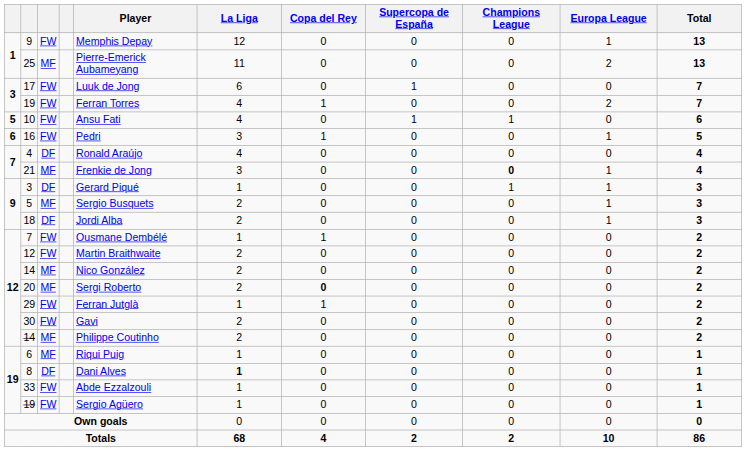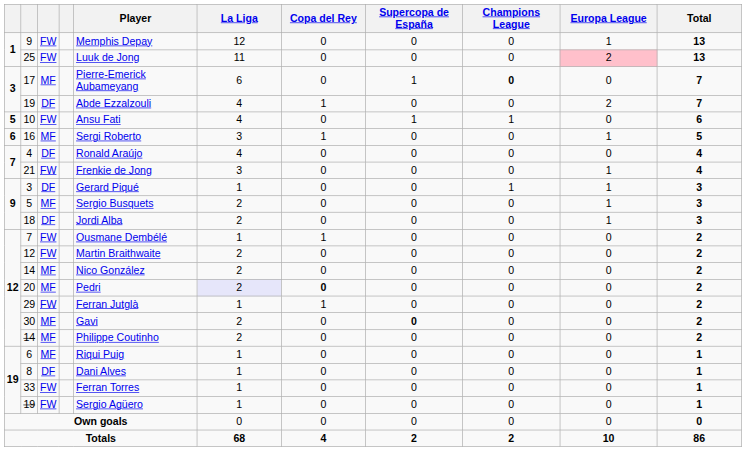(48, 64) MF -> (48, 58) FW
(111, 64) Pierre-Emerick Aubameyang -> (108, 58) Luuk de Jong
(609, 64) no background -> (609, 58) pink background
(48, 86) FW -> (48, 80) MF
(108, 86) Luuk de Jong -> (111, 80) Pierre-Emerick Aubameyang
(511, 86) normal -> (511, 80) bold
(48, 103) FW -> (48, 103) DF
(108, 103) Ferran Torres -> (114, 103) Abde Ezzalzouli
(48, 137) FW -> (48, 137) MF
(88, 137) Pedri -> (109, 137) Sergi Roberto
(48, 170) MF -> (48, 170) FW
(511, 170) bold -> (511, 170) normal
(109, 287) Sergi Roberto -> (88, 287) Pedri
(239, 287) no background -> (239, 287) lavender background
(48, 321) FW -> (48, 321) MF
(414, 321) normal -> (414, 321) bold
(239, 371) bold -> (239, 371) normal
(114, 388) Abde Ezzalzouli -> (108, 388) Ferran Torres
